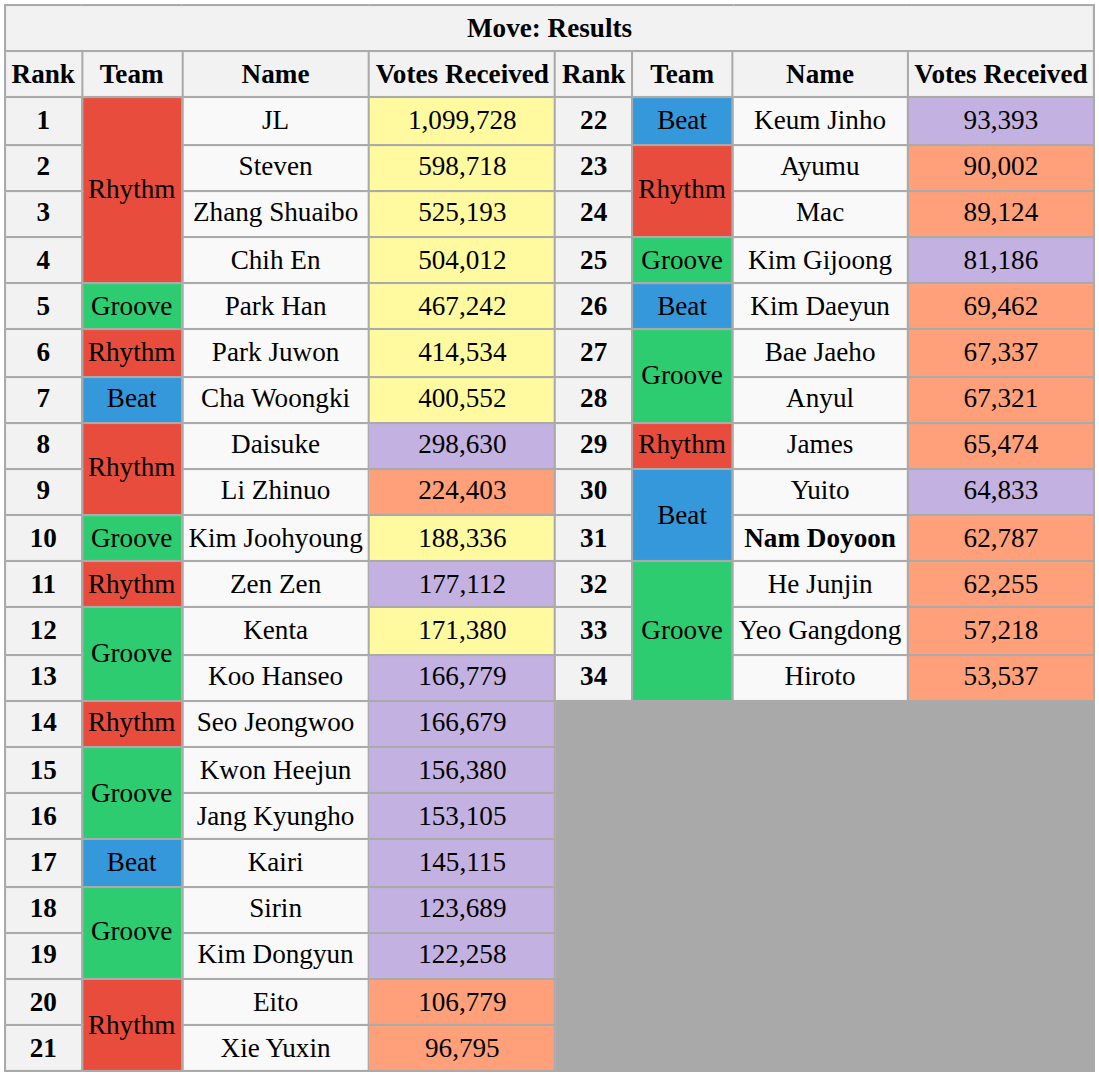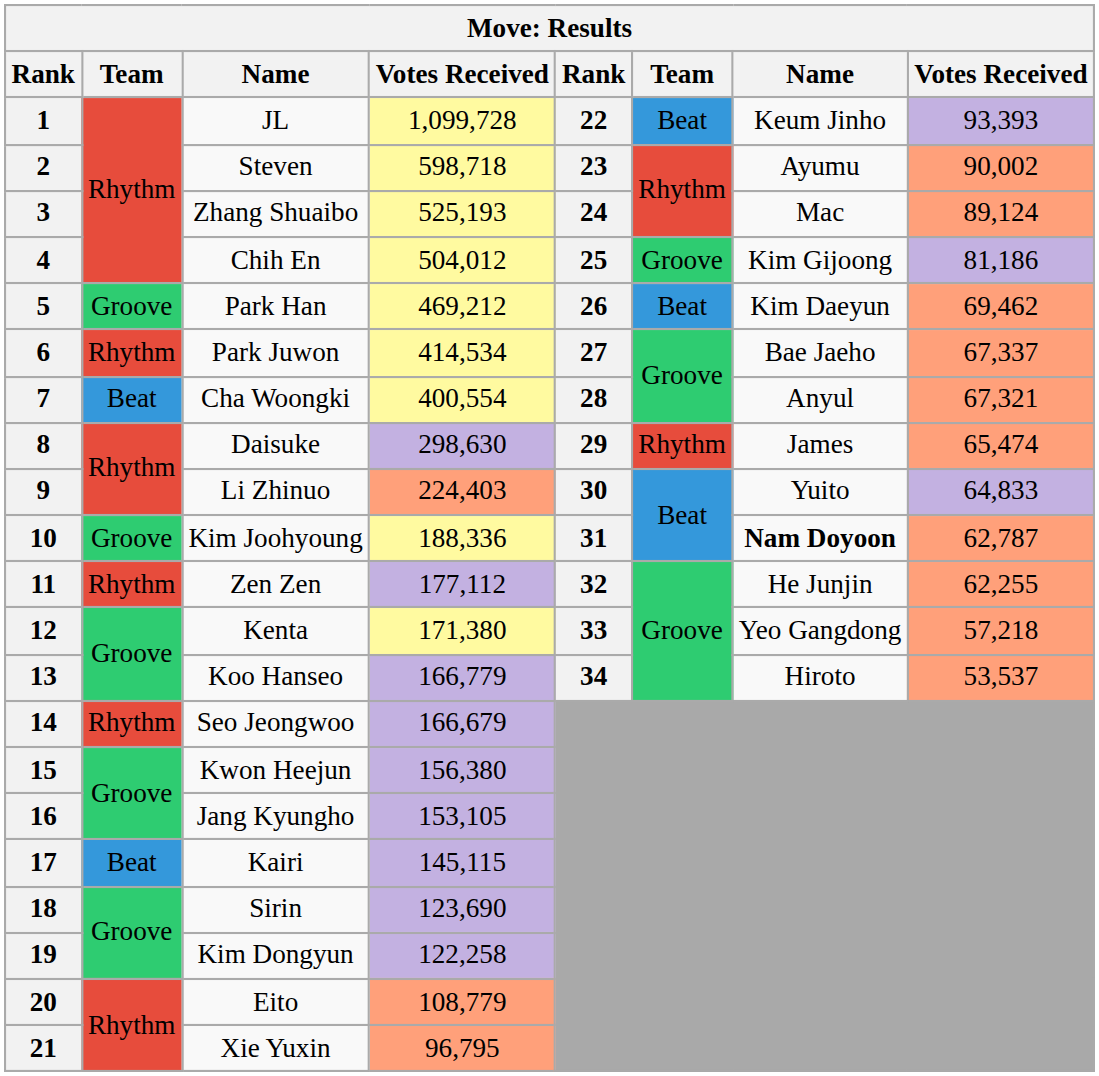(462, 305) 467,242 -> (462, 305) 469,212
(462, 398) 400,552 -> (462, 398) 400,554
(462, 908) 123,689 -> (462, 908) 123,690
(462, 1001) 106,779 -> (462, 1001) 108,779
